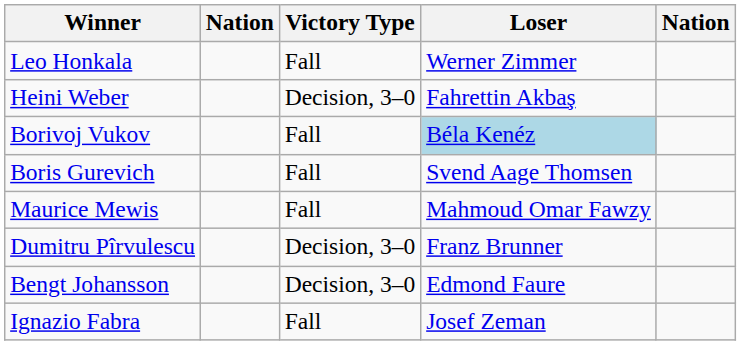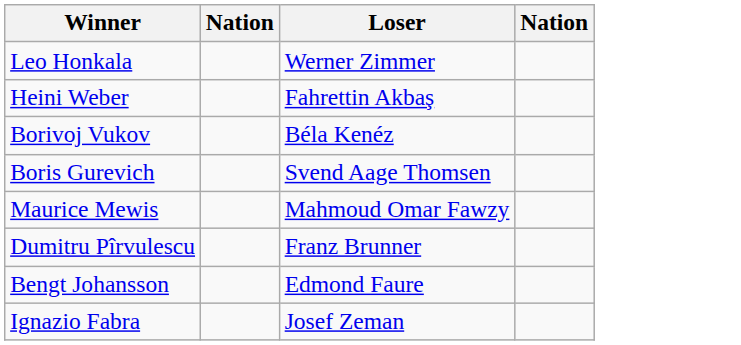- column: (350, 23)
(481, 135) lightblue background -> (339, 135) no background
